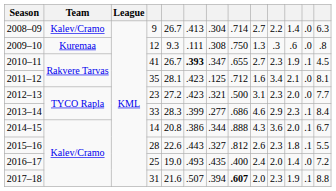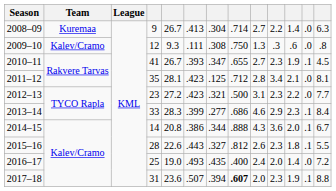(78, 29) Kalev/Cramo -> (78, 29) Kuremaa
(78, 46) Kuremaa -> (78, 46) Kalev/Cramo
(195, 62) bold -> (195, 62) normal
(259, 79) 1.6 -> (259, 79) 2.8
(293, 95) 2.0 -> (293, 95) 2.2
(173, 178) 21.6 -> (173, 178) 23.6
